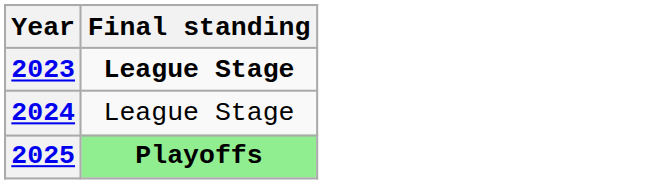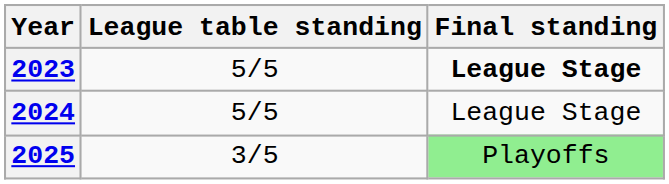+ column: (255, 27)
(199, 156) bold -> (546, 156) normal
